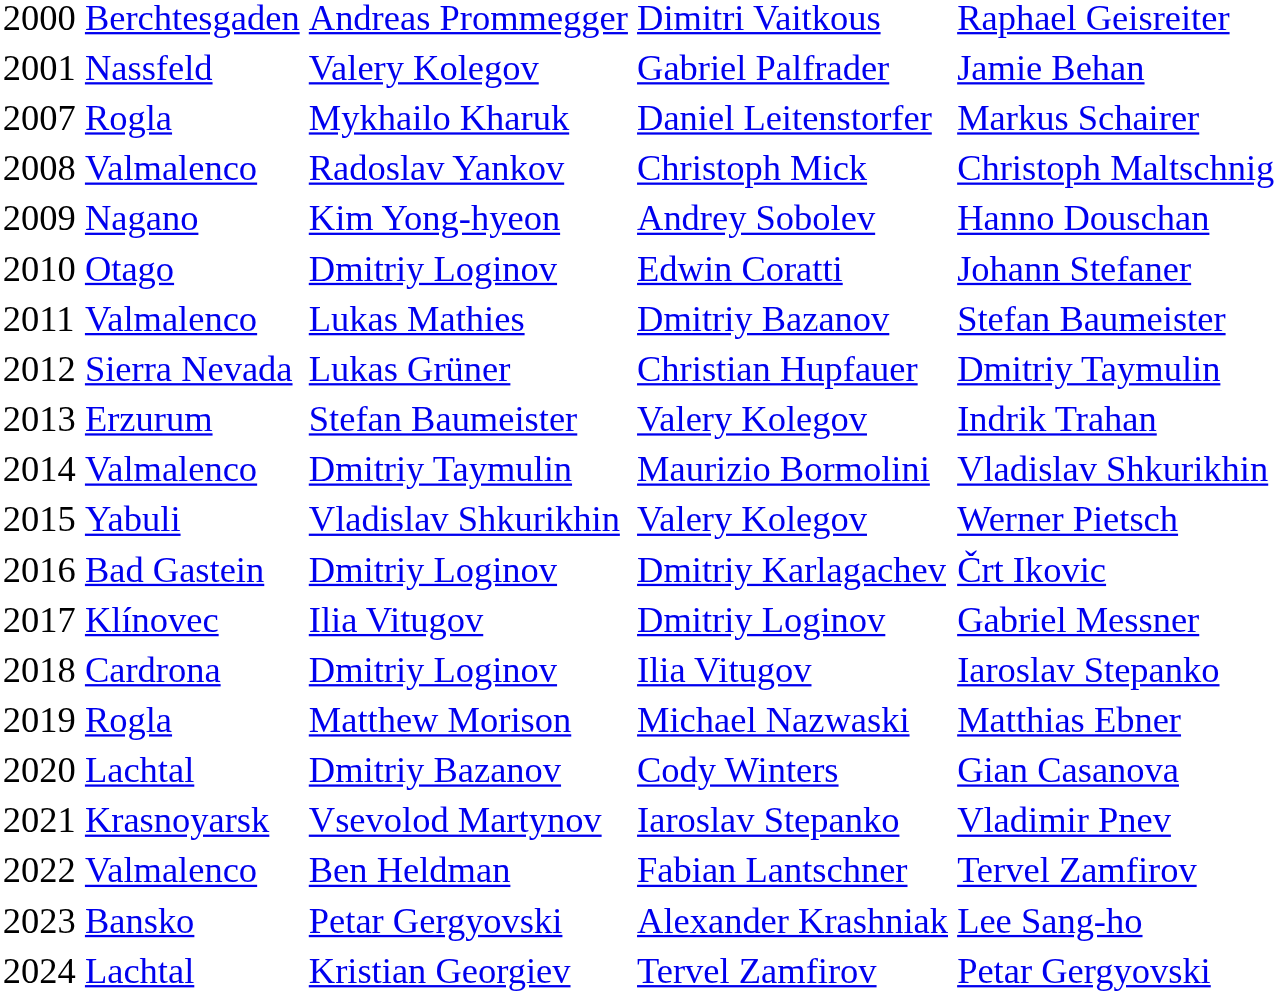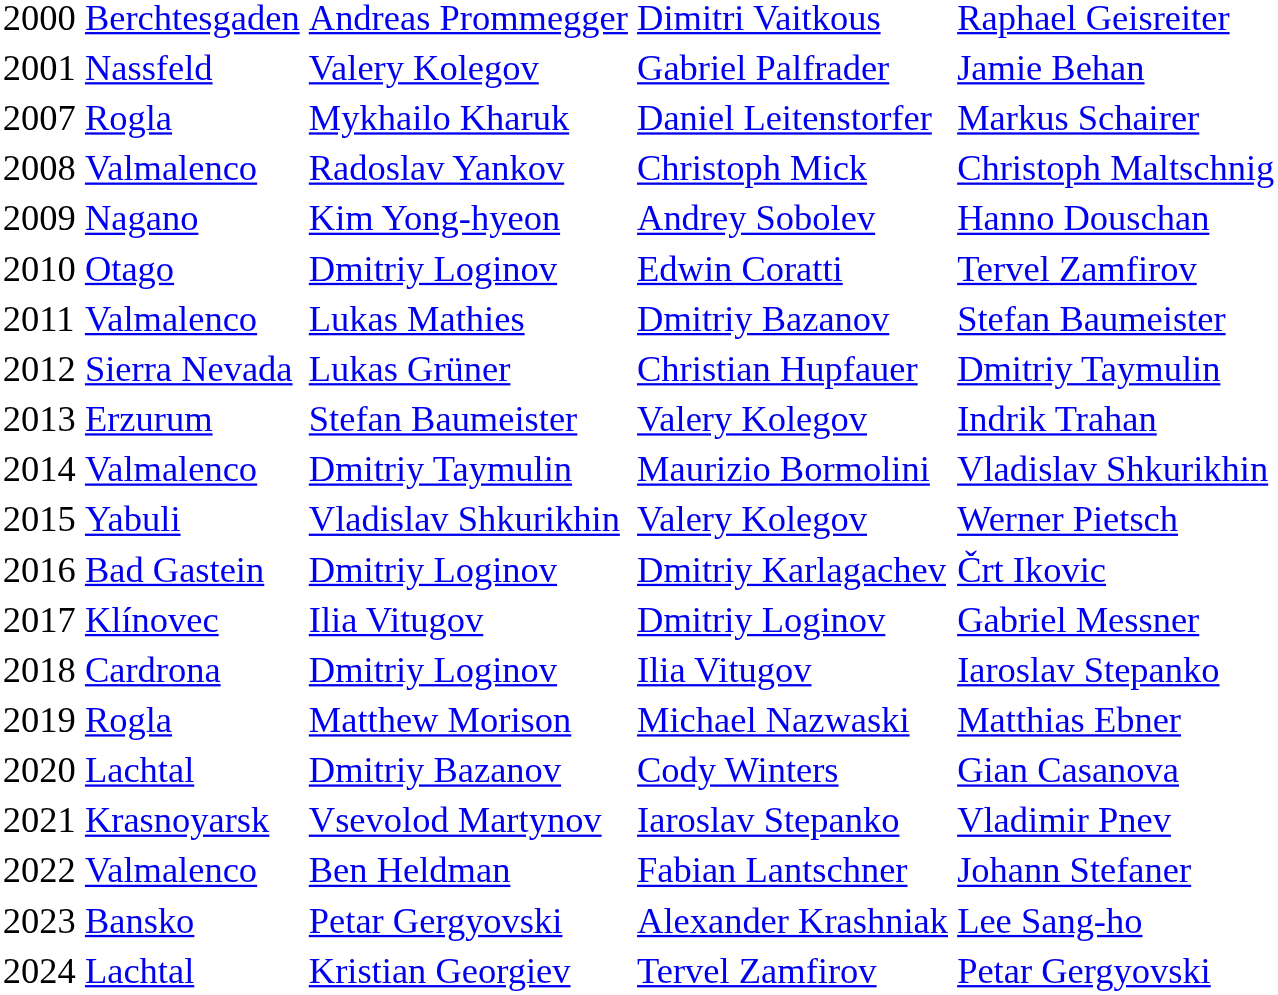(1074, 268) Johann Stefaner -> (1077, 268) Tervel Zamfirov
(1077, 870) Tervel Zamfirov -> (1074, 870) Johann Stefaner
